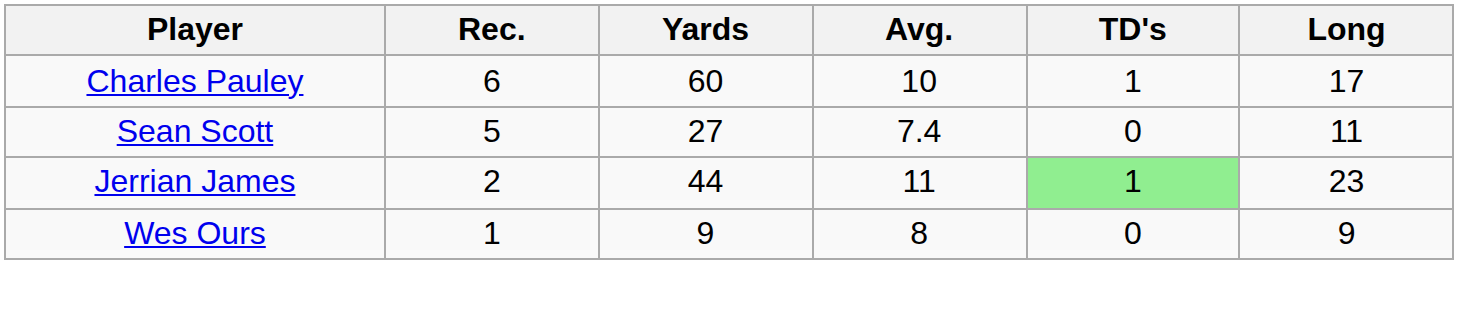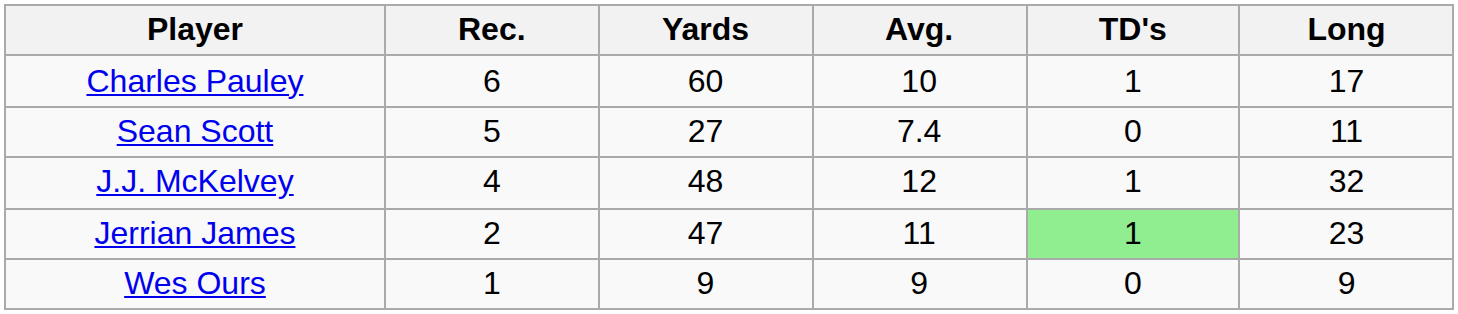+ row: (195, 182)
(705, 182) 44 -> (705, 232) 47
(919, 232) 8 -> (919, 283) 9
